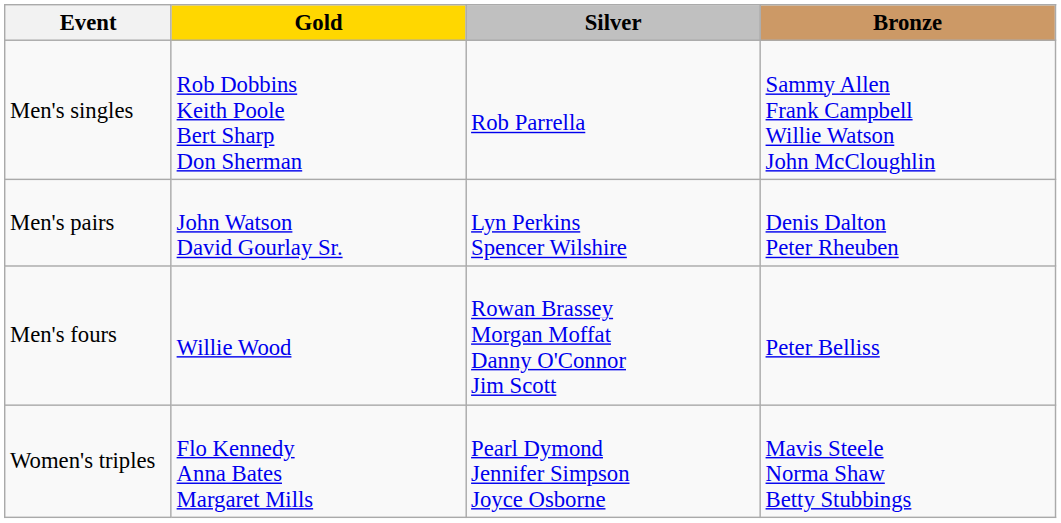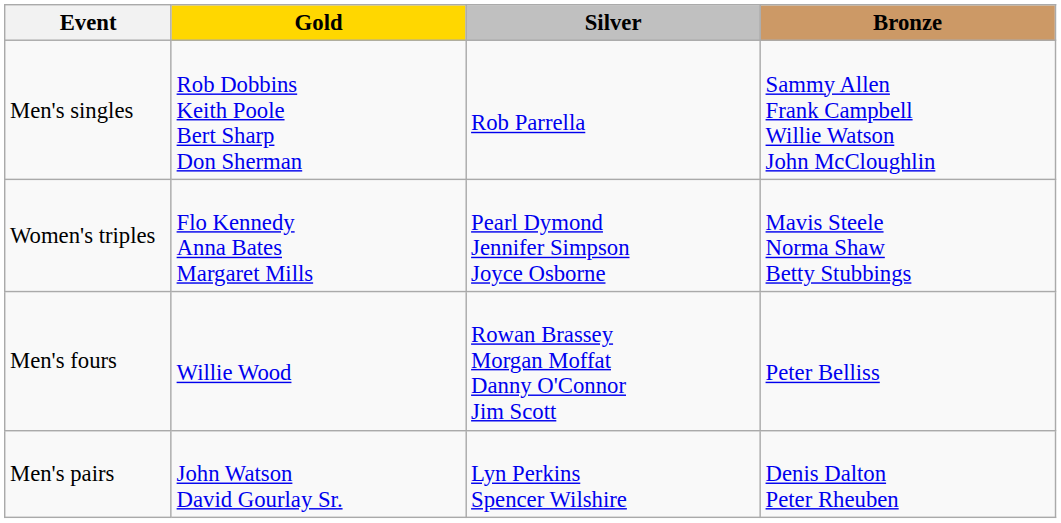rows swapped: (62, 222) <-> (83, 460)
